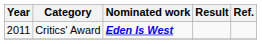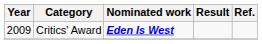(19, 30) 2011 -> (19, 30) 2009
